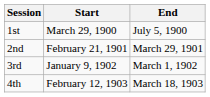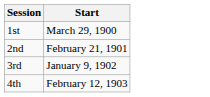- column: (168, 13)
